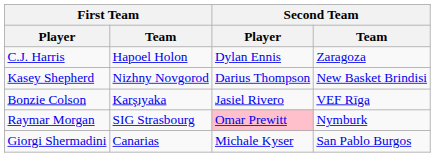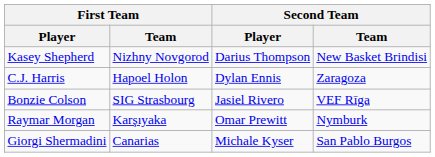rows swapped: (36, 57) <-> (51, 78)
(139, 99) Karşıyaka -> (154, 99) SIG Strasbourg
(154, 120) SIG Strasbourg -> (139, 120) Karşıyaka
(251, 120) pink background -> (251, 120) no background
